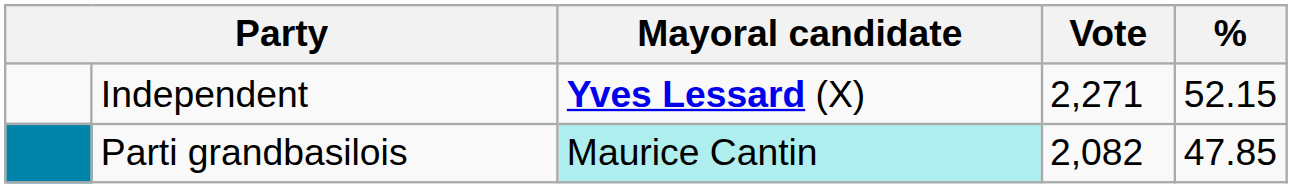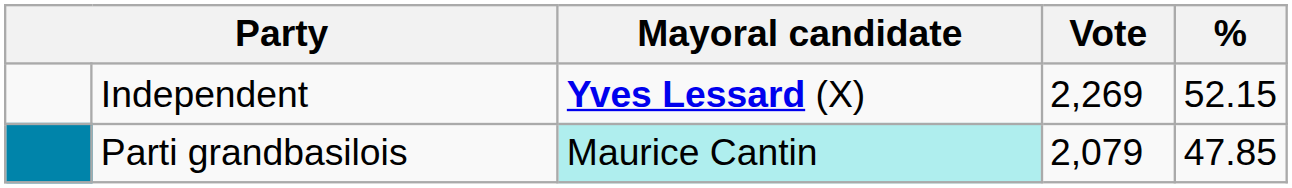(1097, 93) 2,271 -> (1097, 93) 2,269
(1097, 152) 2,082 -> (1097, 152) 2,079
